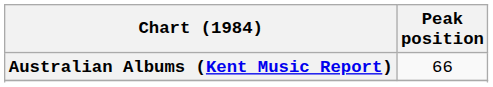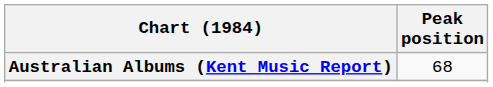(442, 67) 66 -> (442, 67) 68
